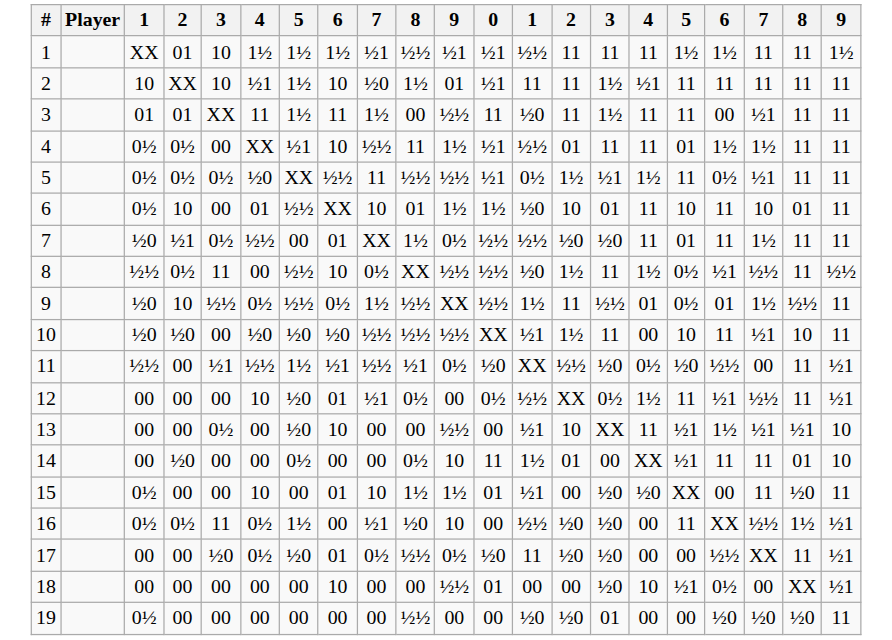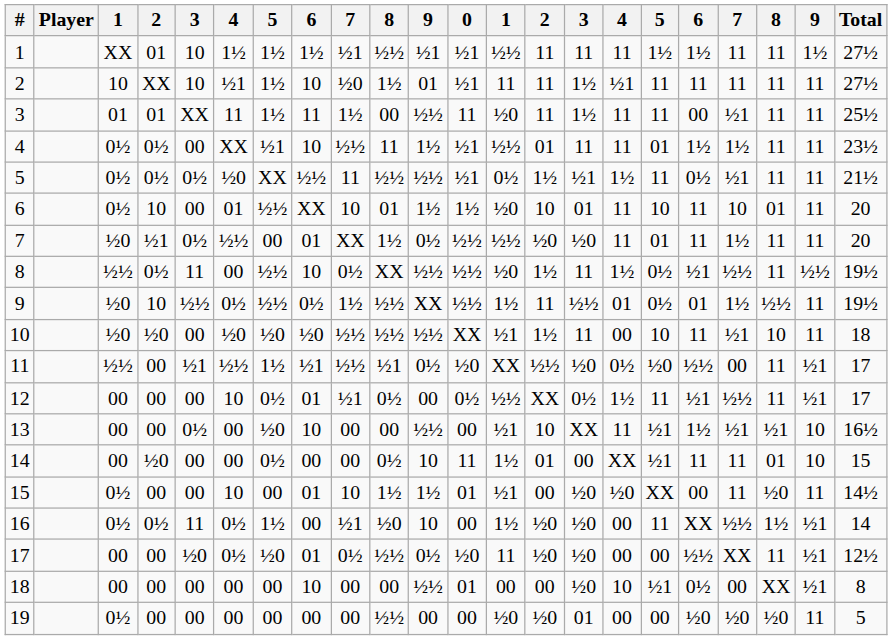+ column: (861, 20)
(299, 397) ½0 -> (272, 397) 0½
(532, 523) ½½ -> (506, 523) 1½
